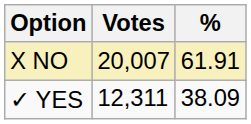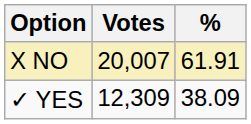(133, 99) 12,311 -> (134, 99) 12,309
